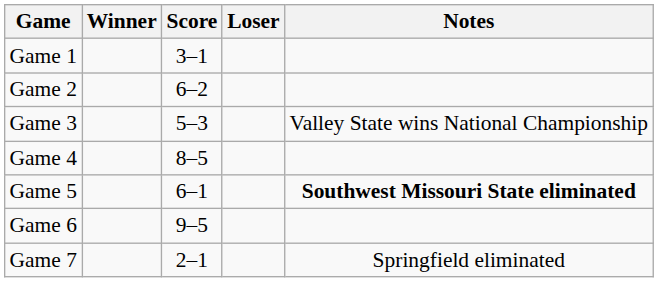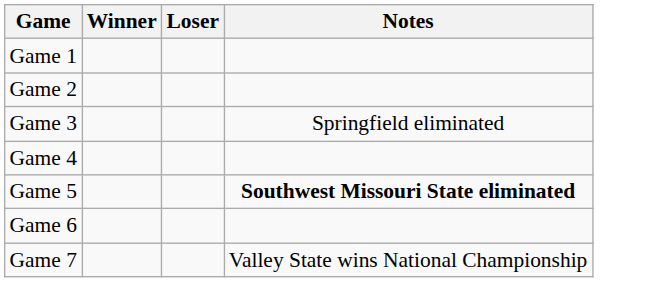- column: (192, 21)
(469, 123) Valley State wins National Championship -> (408, 123) Springfield eliminated
(469, 259) Springfield eliminated -> (408, 259) Valley State wins National Championship
